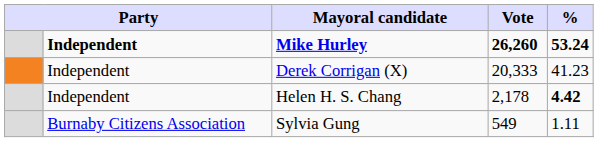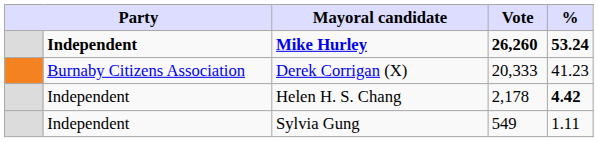(88, 70) Independent -> (146, 70) Burnaby Citizens Association
(146, 123) Burnaby Citizens Association -> (88, 123) Independent
